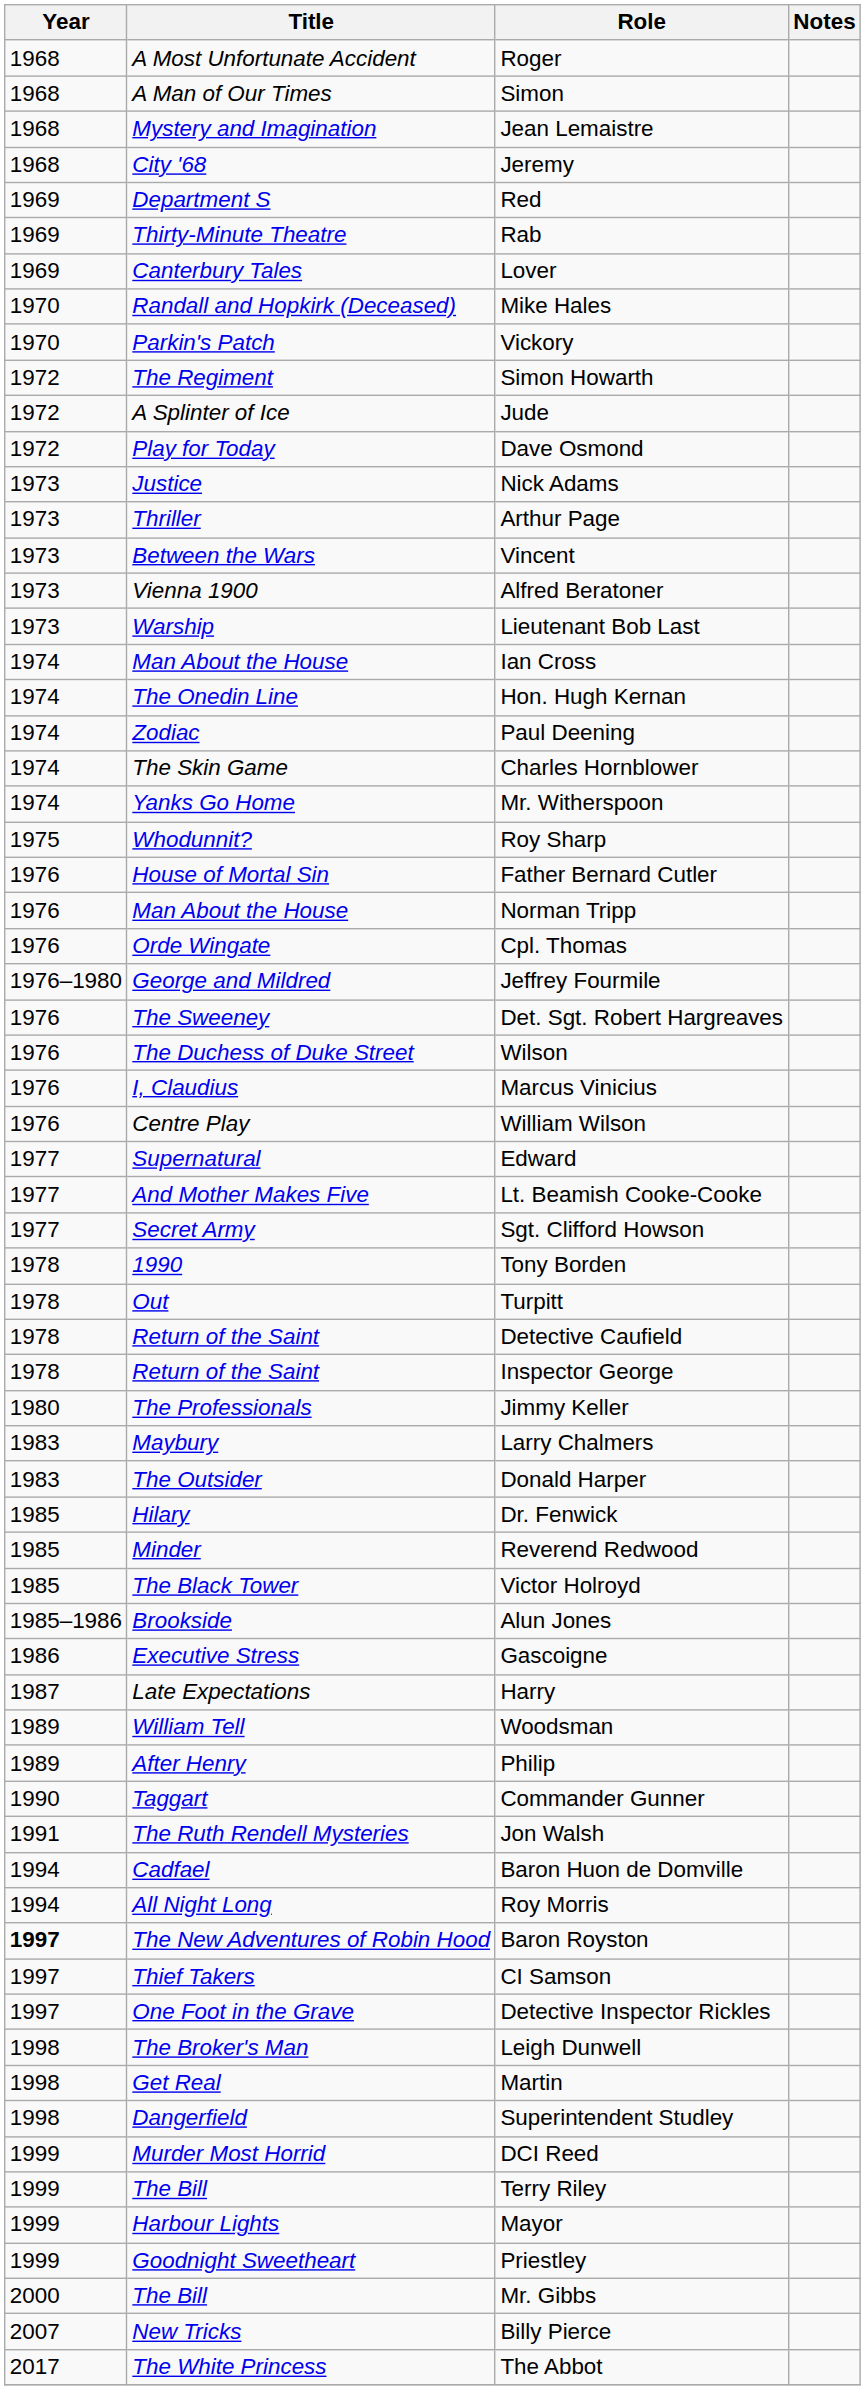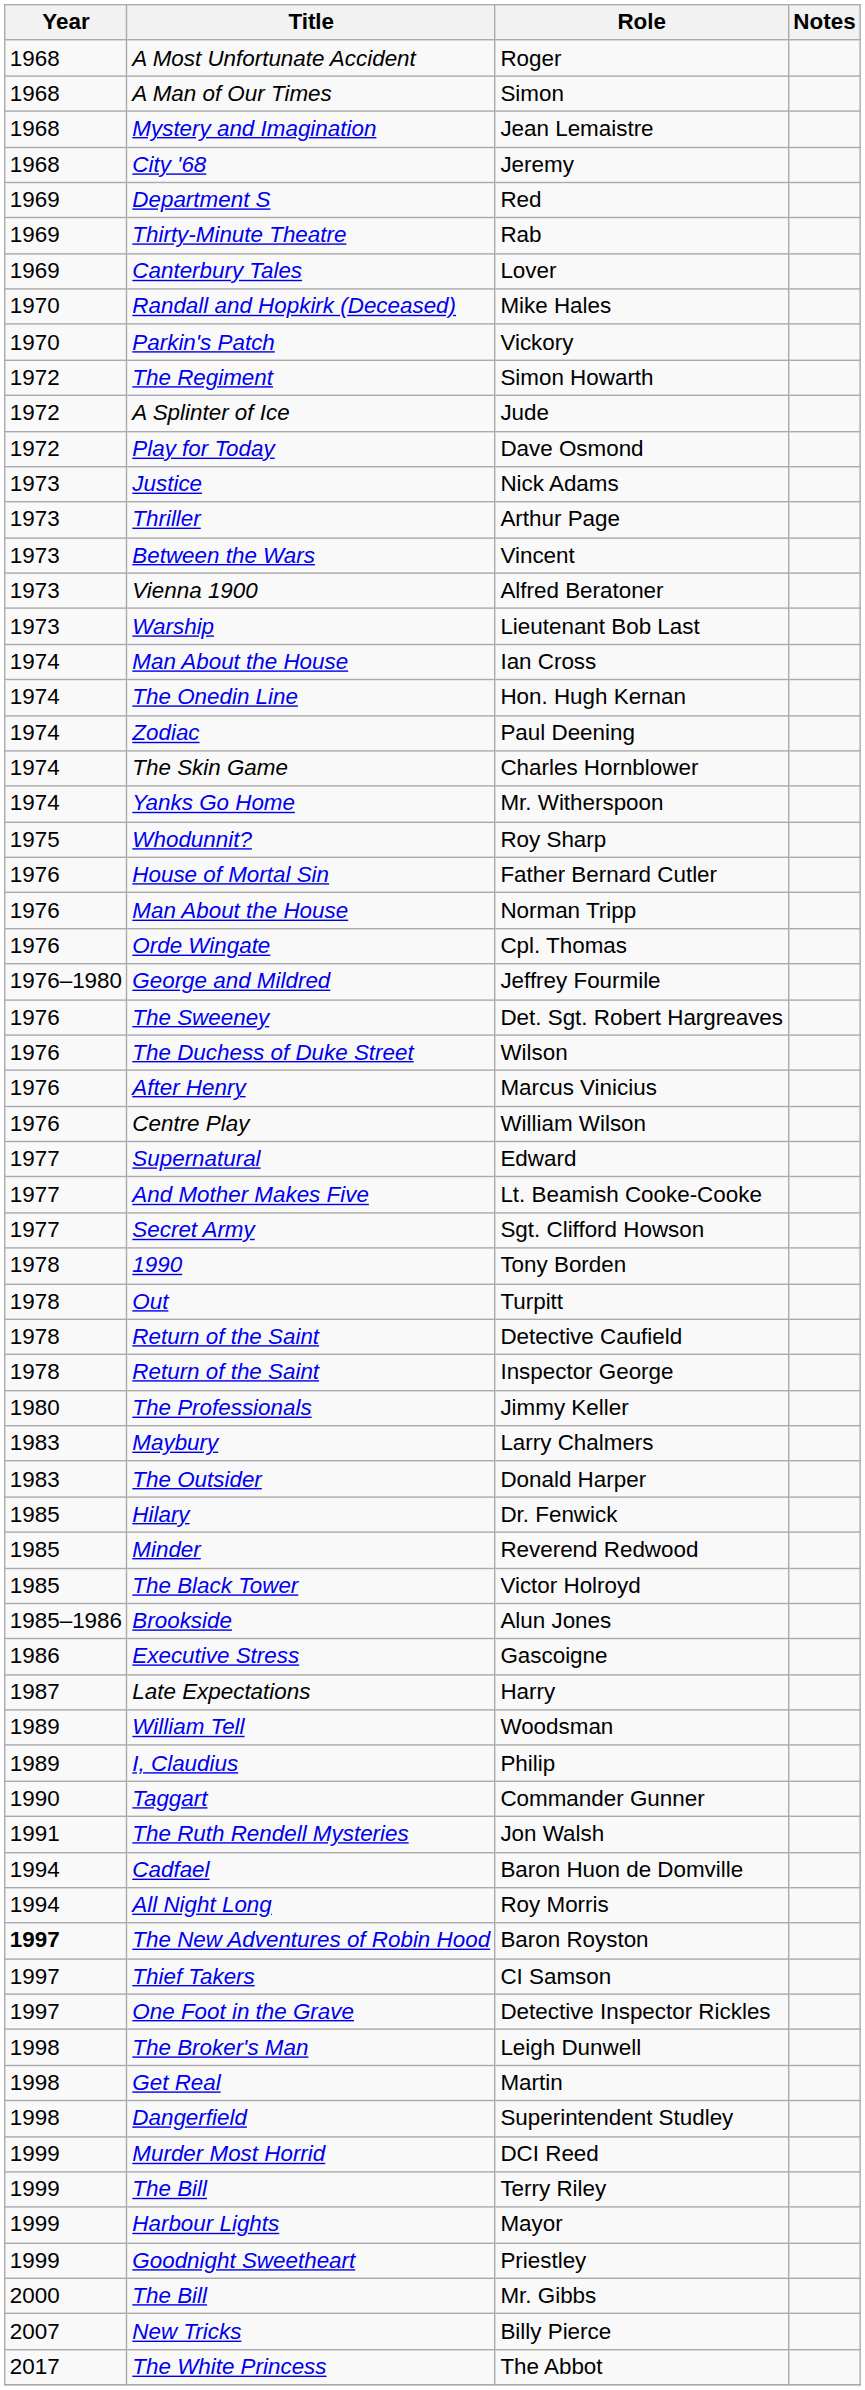(185, 1088) I, Claudius -> (189, 1088) After Henry
(189, 1762) After Henry -> (185, 1762) I, Claudius
